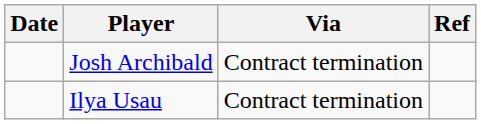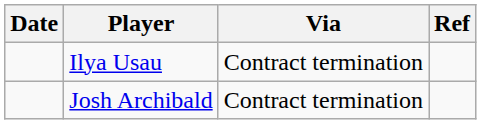rows swapped: (141, 61) <-> (116, 99)
